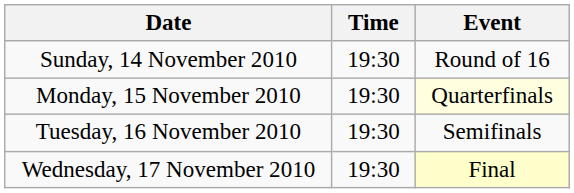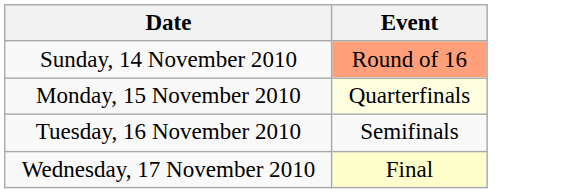- column: (373, 22)
(492, 59) no background -> (409, 59) lightsalmon background
